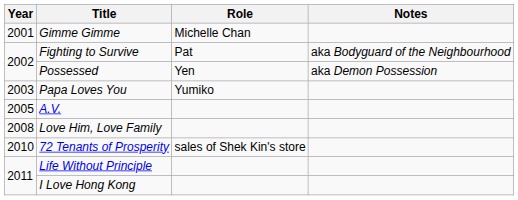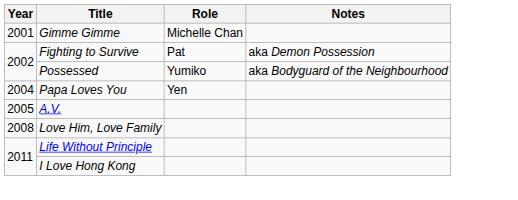(411, 52) aka Bodyguard of the Neighbourhood -> (312, 52) aka Demon Possession
(185, 71) Yen -> (187, 71) Yumiko
(374, 71) aka Demon Possession -> (348, 71) aka Bodyguard of the Neighbourhood
(20, 90) 2003 -> (20, 90) 2004
(194, 90) Yumiko -> (177, 90) Yen
- row: (104, 147)
